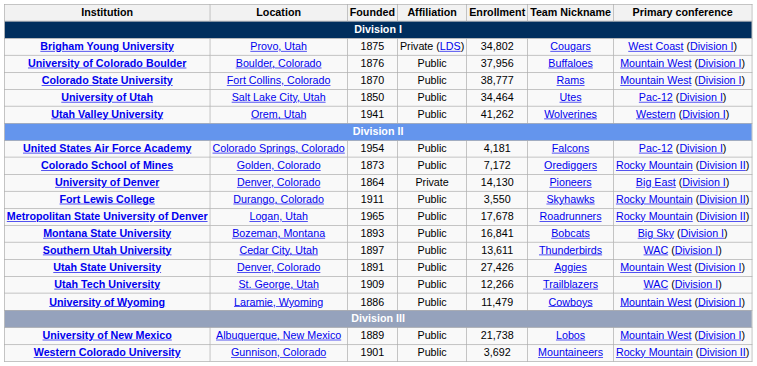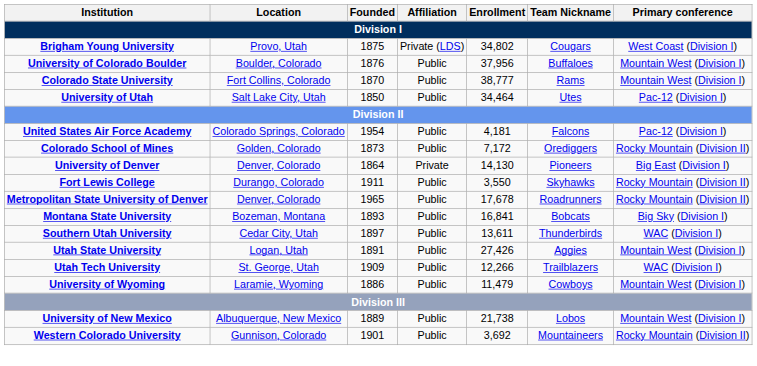- row: (107, 115)
(279, 217) Logan, Utah -> (279, 200) Denver, Colorado
(279, 268) Denver, Colorado -> (279, 251) Logan, Utah
